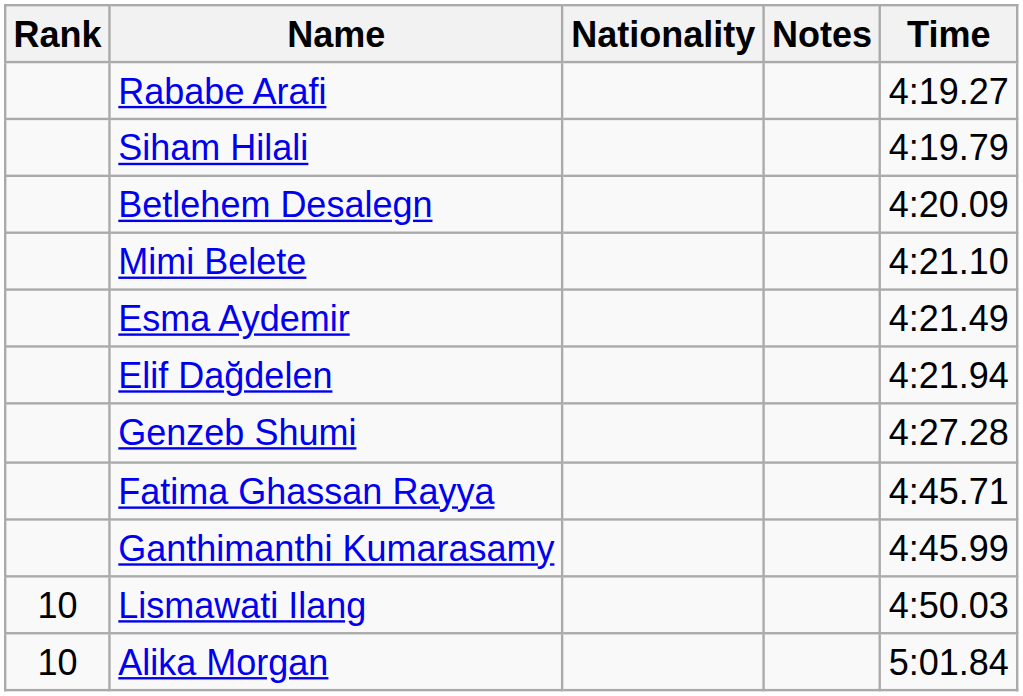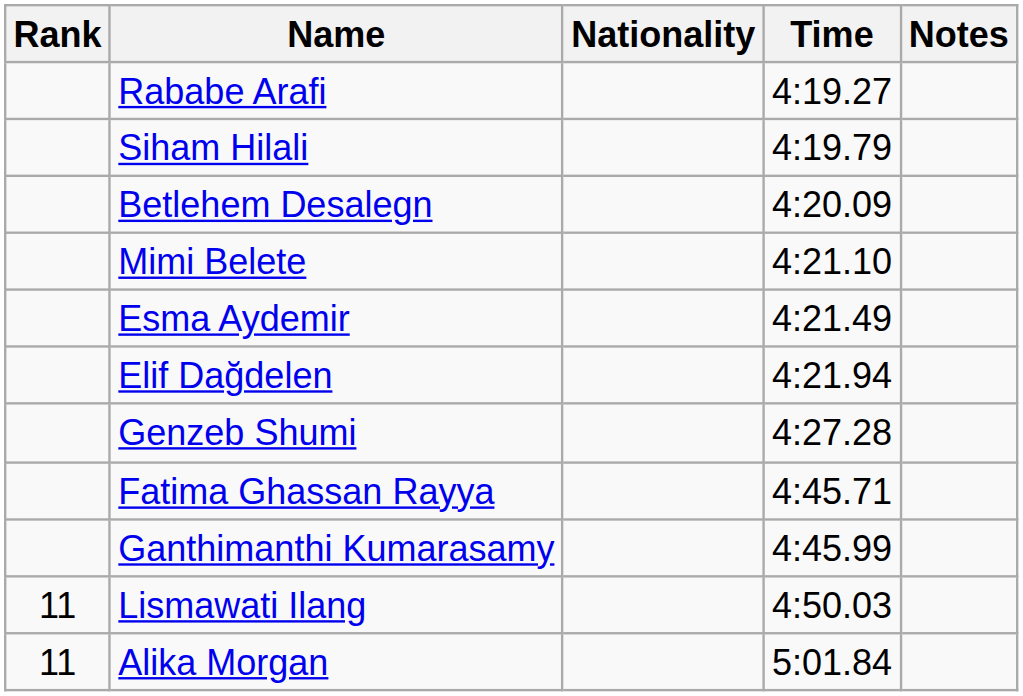columns swapped: (949, 34) <-> (822, 34)
(58, 604) 10 -> (58, 604) 11
(58, 661) 10 -> (58, 661) 11
